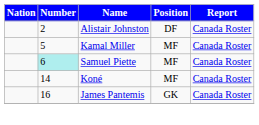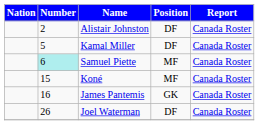(171, 46) MF -> (171, 46) DF
(45, 79) 14 -> (45, 79) 15
+ row: (110, 112)
